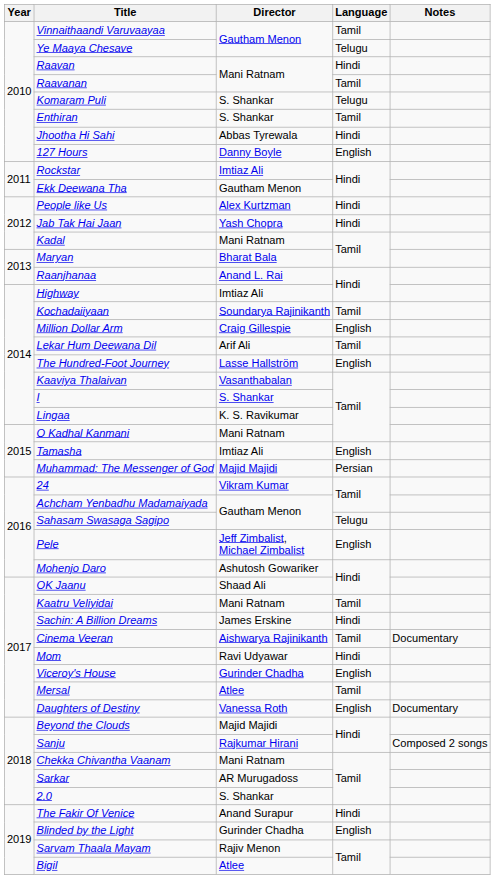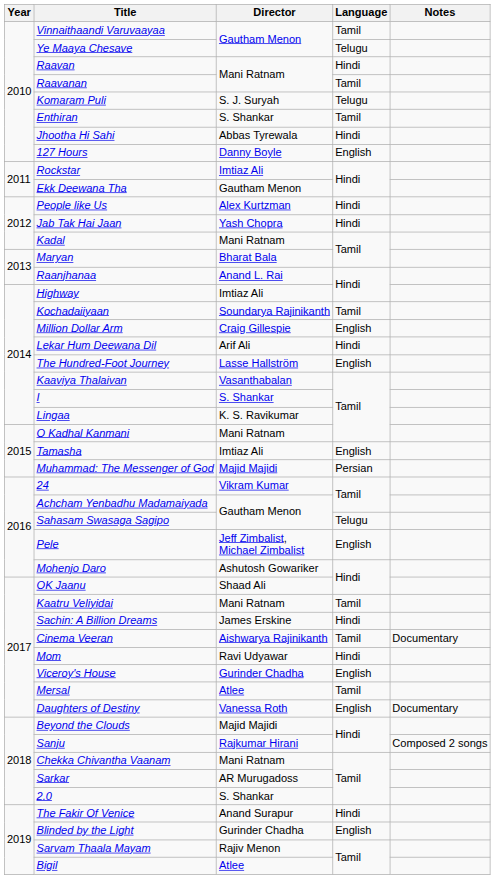(246, 100) S. Shankar -> (249, 100) S. J. Suryah
(348, 345) Tamil -> (348, 345) Hindi
